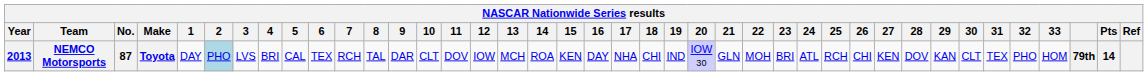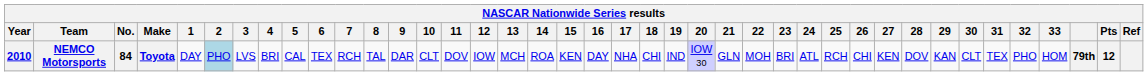(19, 56) 2013 -> (19, 56) 2010
(126, 56) 87 -> (126, 56) 84
(1109, 56) 14 -> (1109, 56) 12
